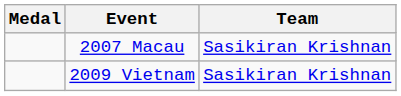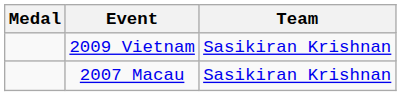rows swapped: (132, 47) <-> (132, 76)
